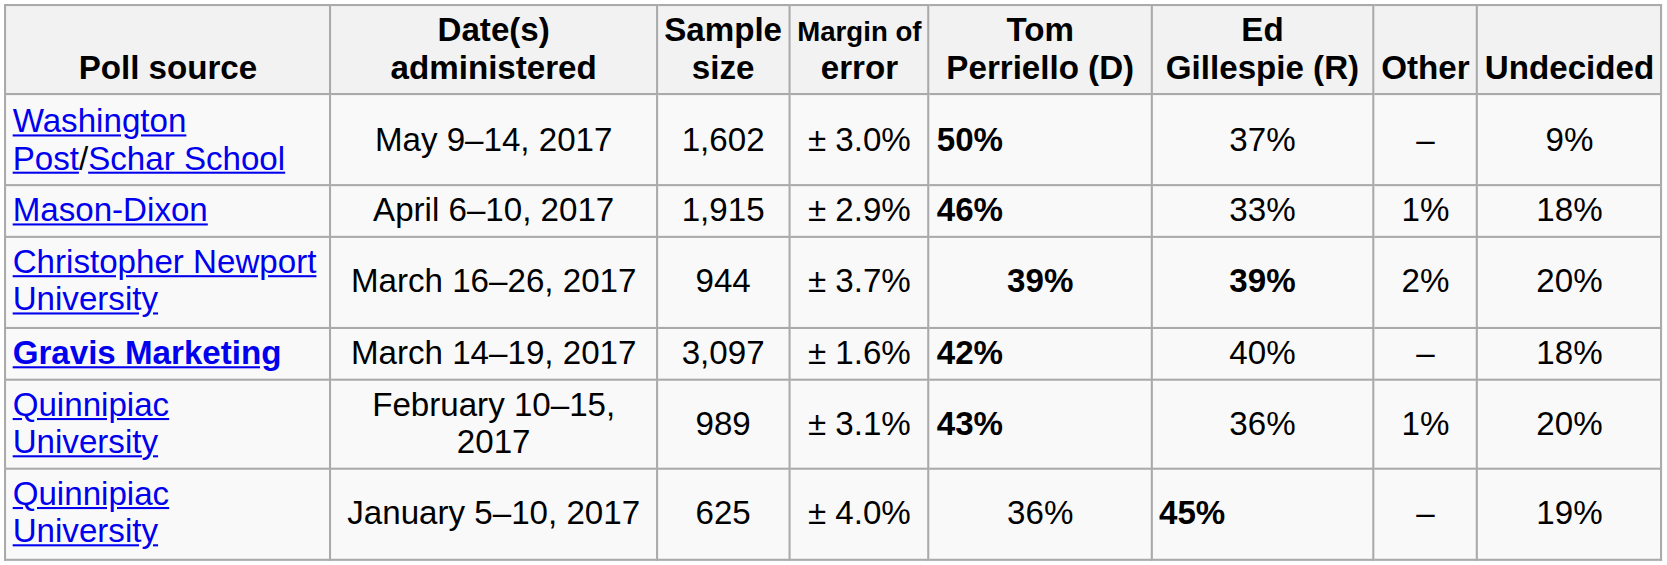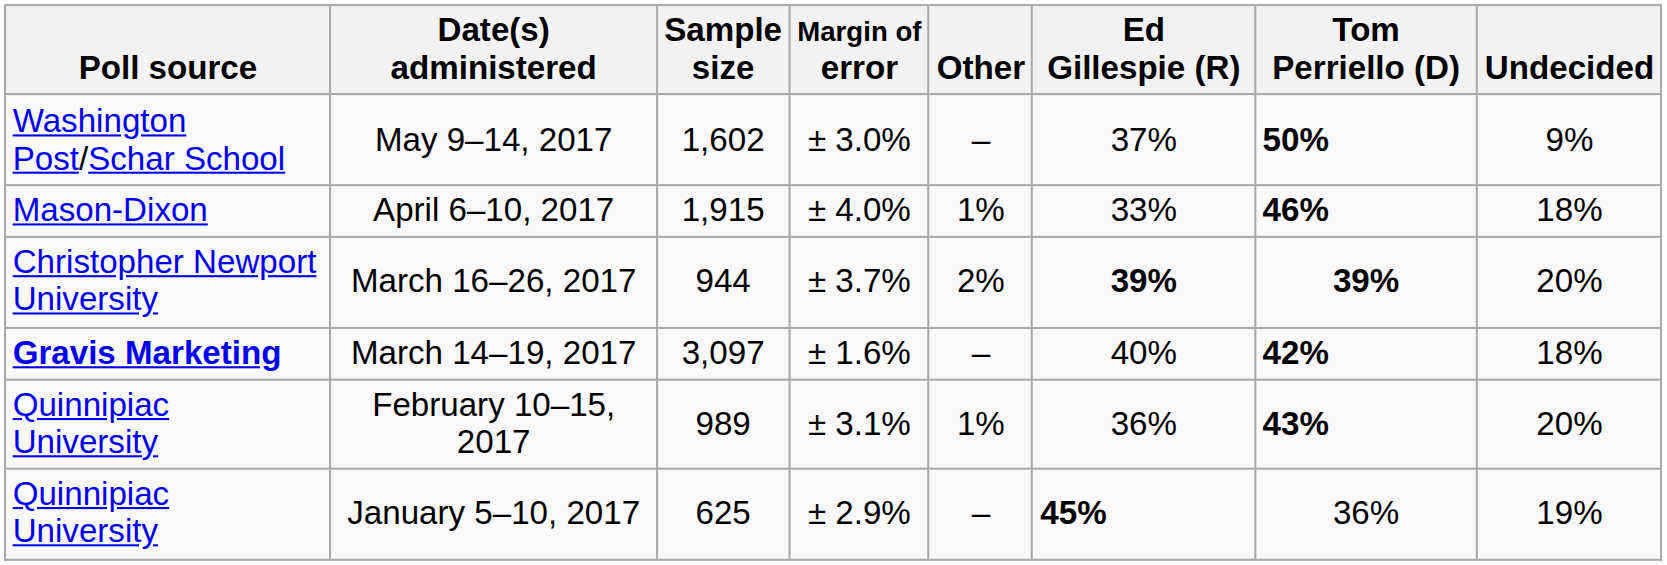columns swapped: (1040, 49) <-> (1425, 68)
(859, 210) ± 2.9% -> (859, 210) ± 4.0%
(859, 513) ± 4.0% -> (859, 513) ± 2.9%
